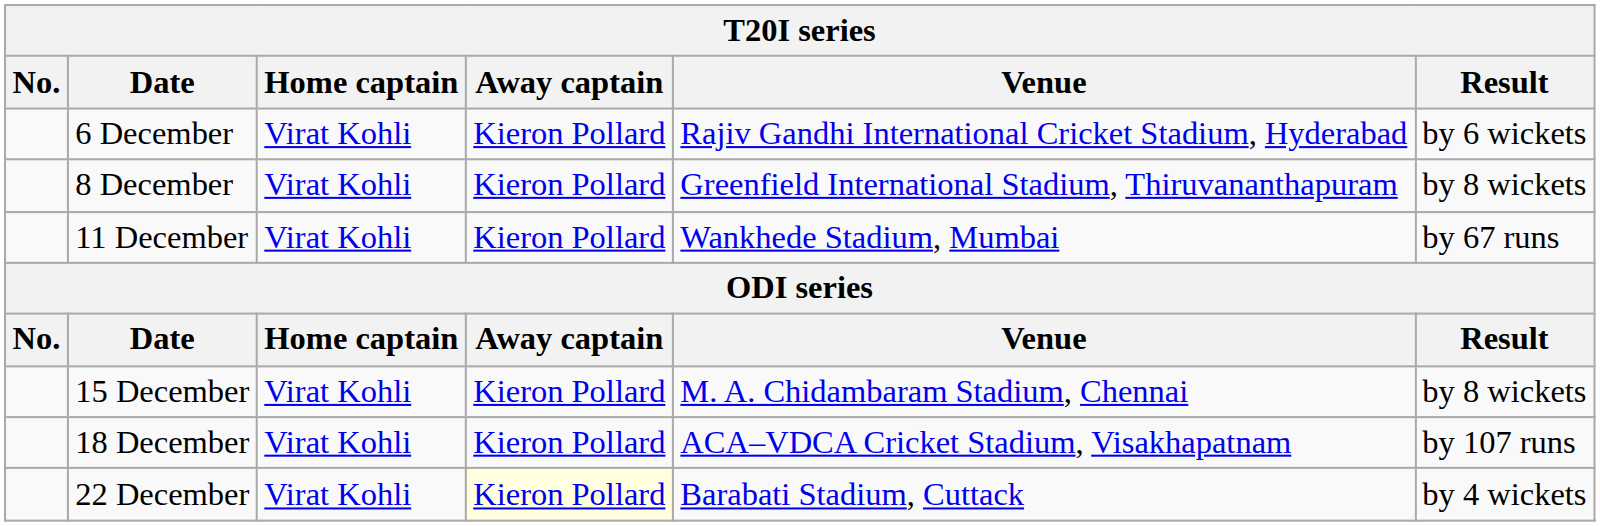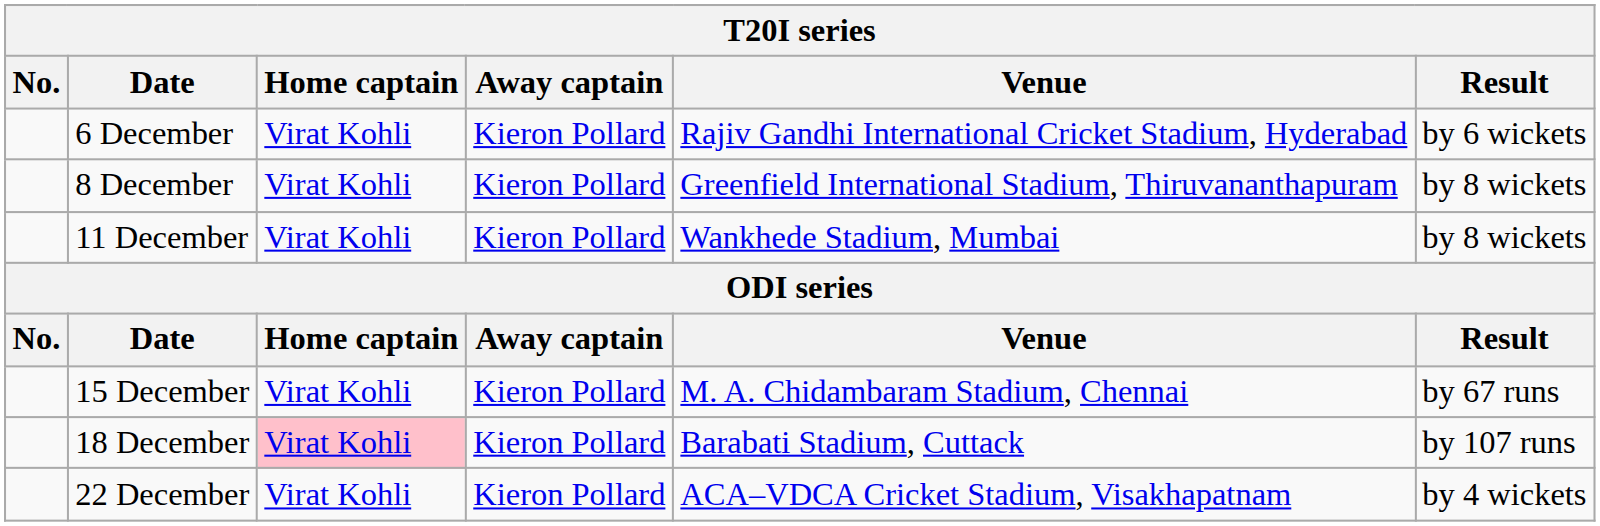(1491, 236) by 67 runs -> (1504, 236) by 8 wickets
(1504, 390) by 8 wickets -> (1491, 390) by 67 runs
(338, 442) no background -> (338, 442) pink background
(986, 442) ACA–VDCA Cricket Stadium, Visakhapatnam -> (852, 442) Barabati Stadium, Cuttack
(569, 493) lightyellow background -> (569, 493) no background
(852, 493) Barabati Stadium, Cuttack -> (986, 493) ACA–VDCA Cricket Stadium, Visakhapatnam
